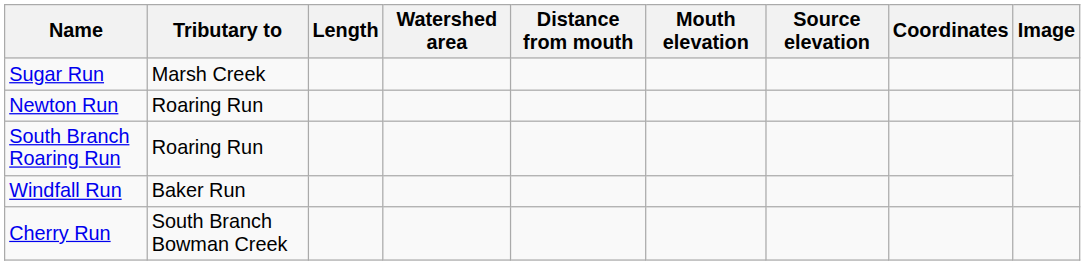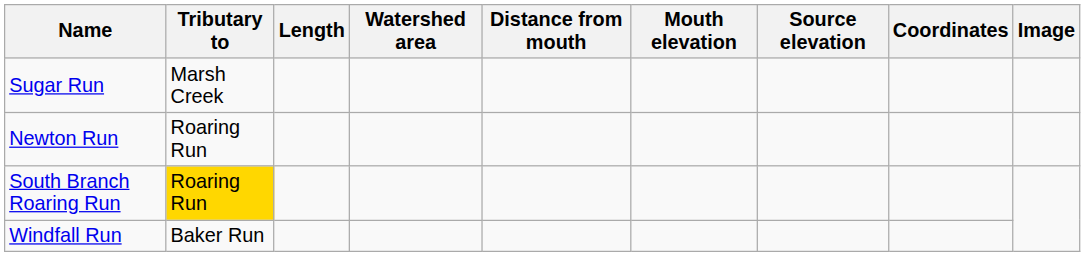(207, 148) no background -> (205, 192) gold background
- row: (60, 233)
